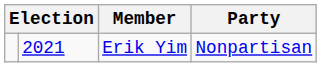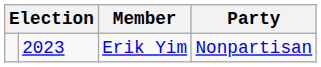(43, 48) 2021 -> (43, 48) 2023
